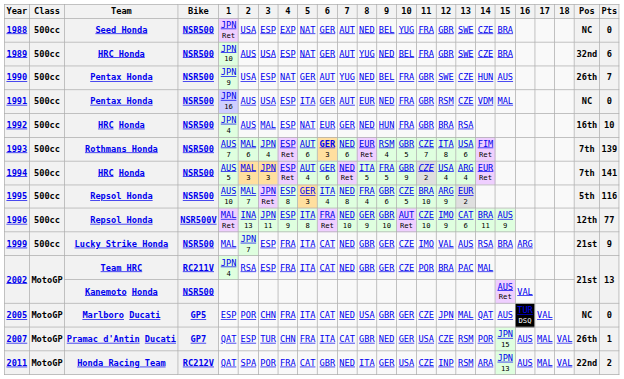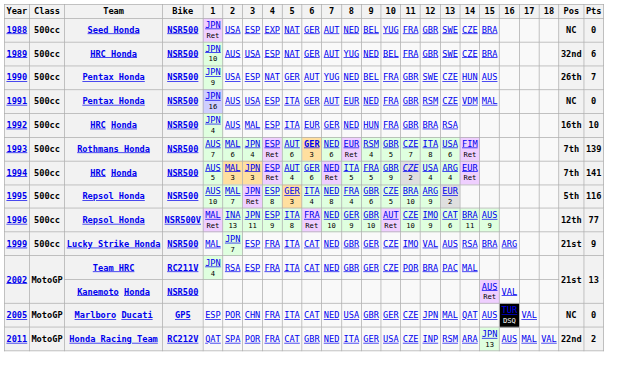(308, 126) NAT -> (292, 126) ITA
- row: (17, 339)
